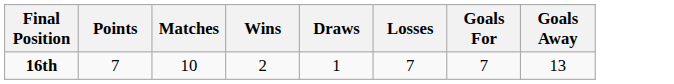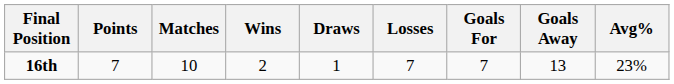+ column: (632, 28)
